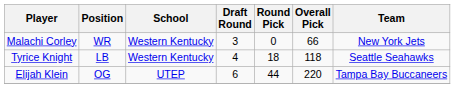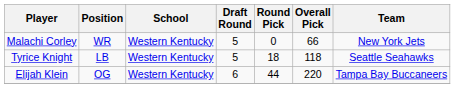(235, 41) 3 -> (235, 41) 5
(235, 58) 4 -> (235, 58) 5
(171, 74) UTEP -> (171, 74) Western Kentucky
